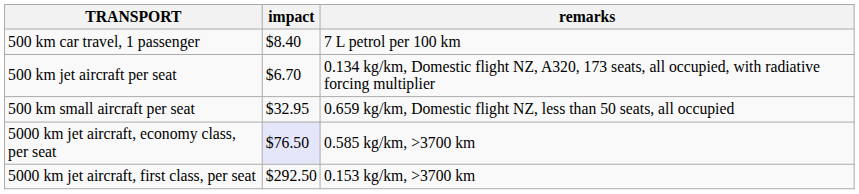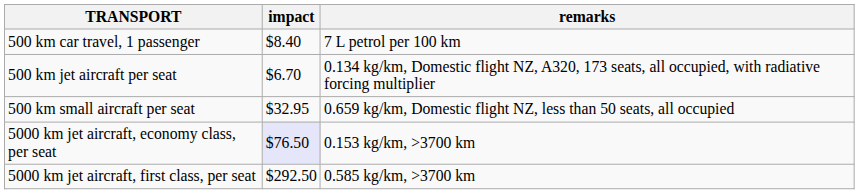(400, 142) 0.585 kg/km, >3700 km -> (400, 142) 0.153 kg/km, >3700 km
(400, 176) 0.153 kg/km, >3700 km -> (400, 176) 0.585 kg/km, >3700 km
